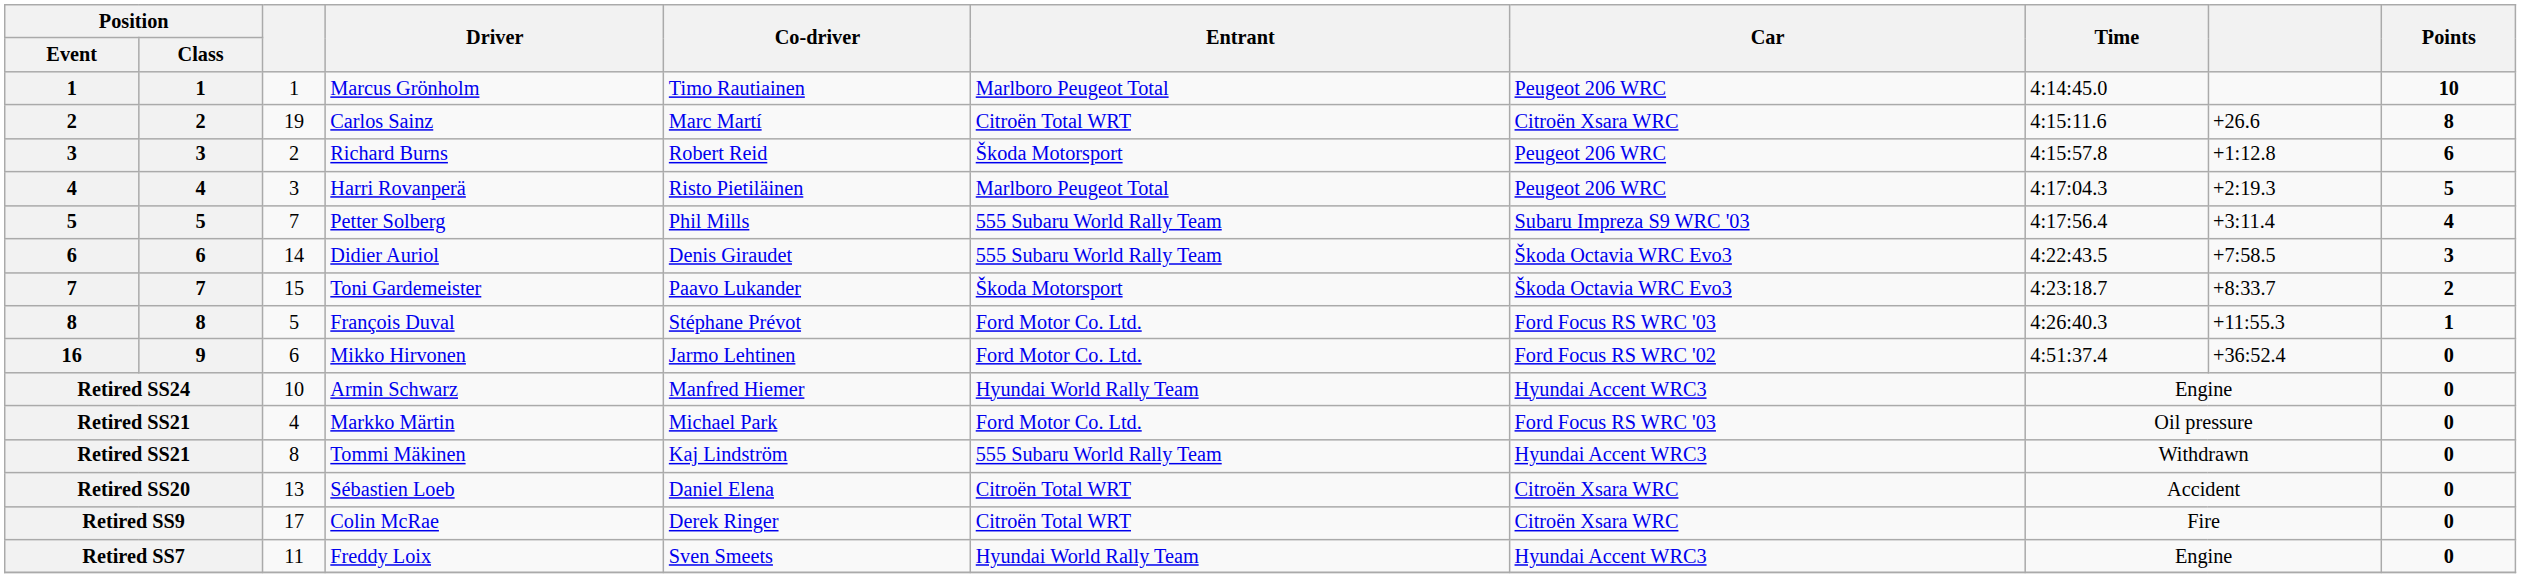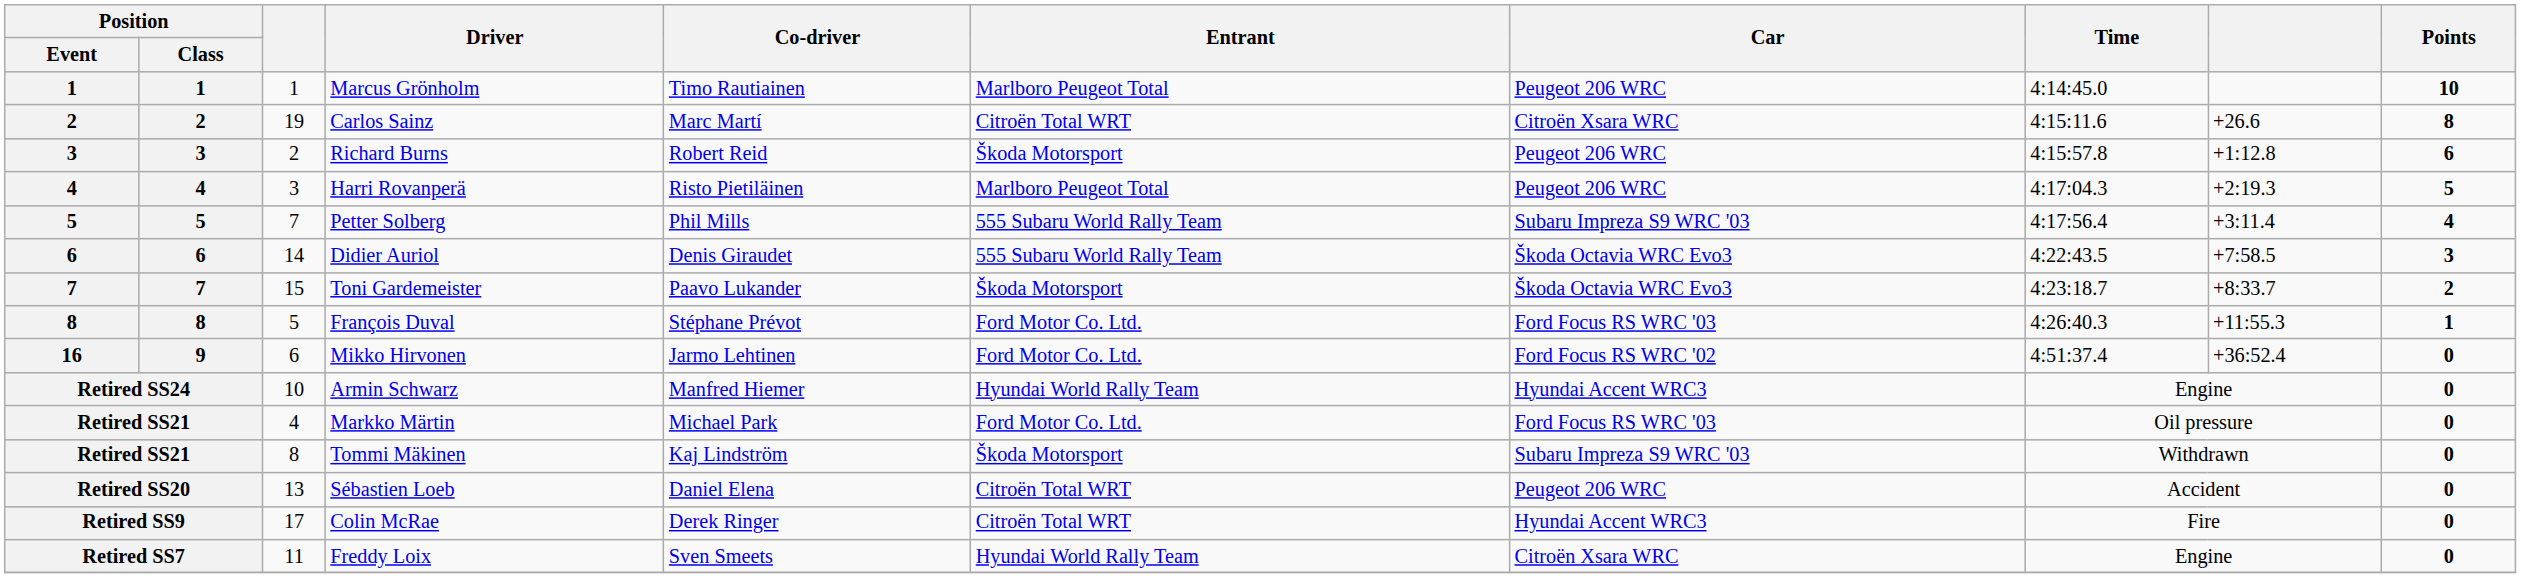(1099, 455) 555 Subaru World Rally Team -> (1049, 455) Škoda Motorsport
(1611, 455) Hyundai Accent WRC3 -> (1632, 455) Subaru Impreza S9 WRC '03
(1596, 488) Citroën Xsara WRC -> (1590, 488) Peugeot 206 WRC
(1596, 522) Citroën Xsara WRC -> (1611, 522) Hyundai Accent WRC3
(1611, 555) Hyundai Accent WRC3 -> (1596, 555) Citroën Xsara WRC
